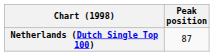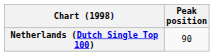(187, 40) 87 -> (187, 40) 90
